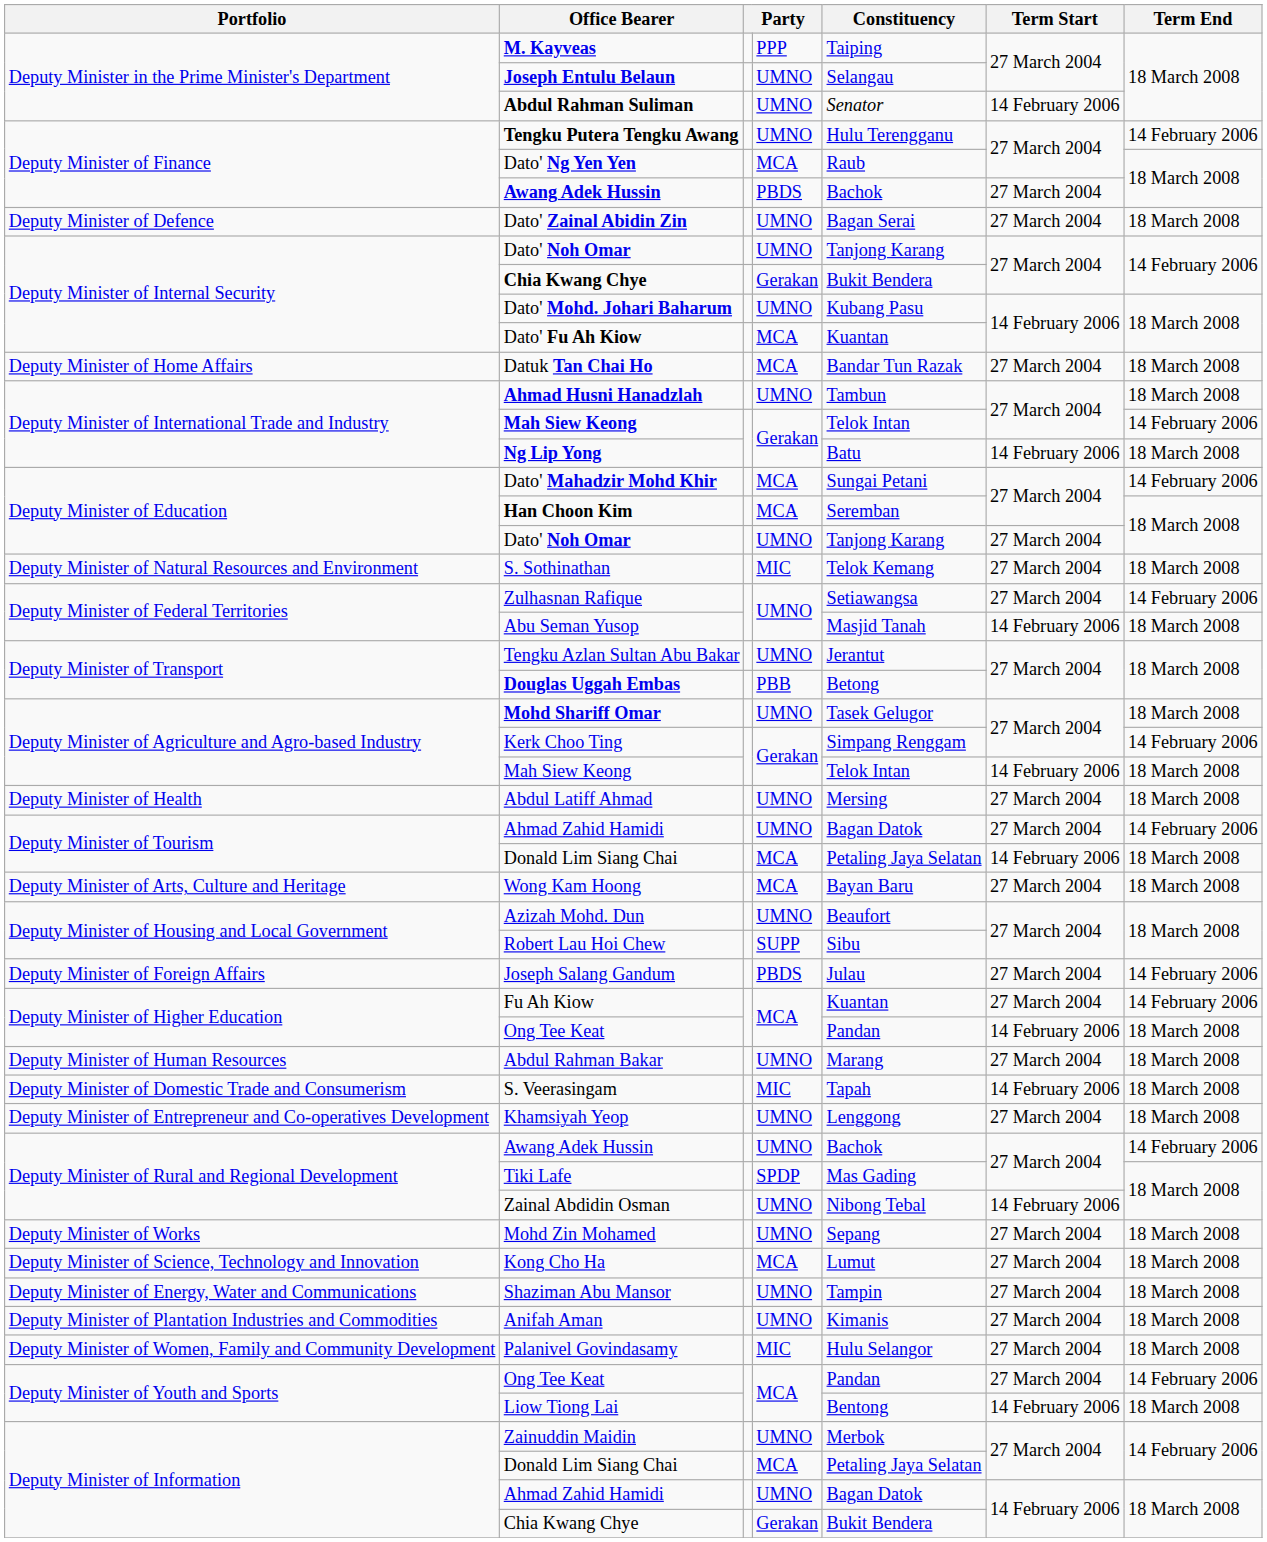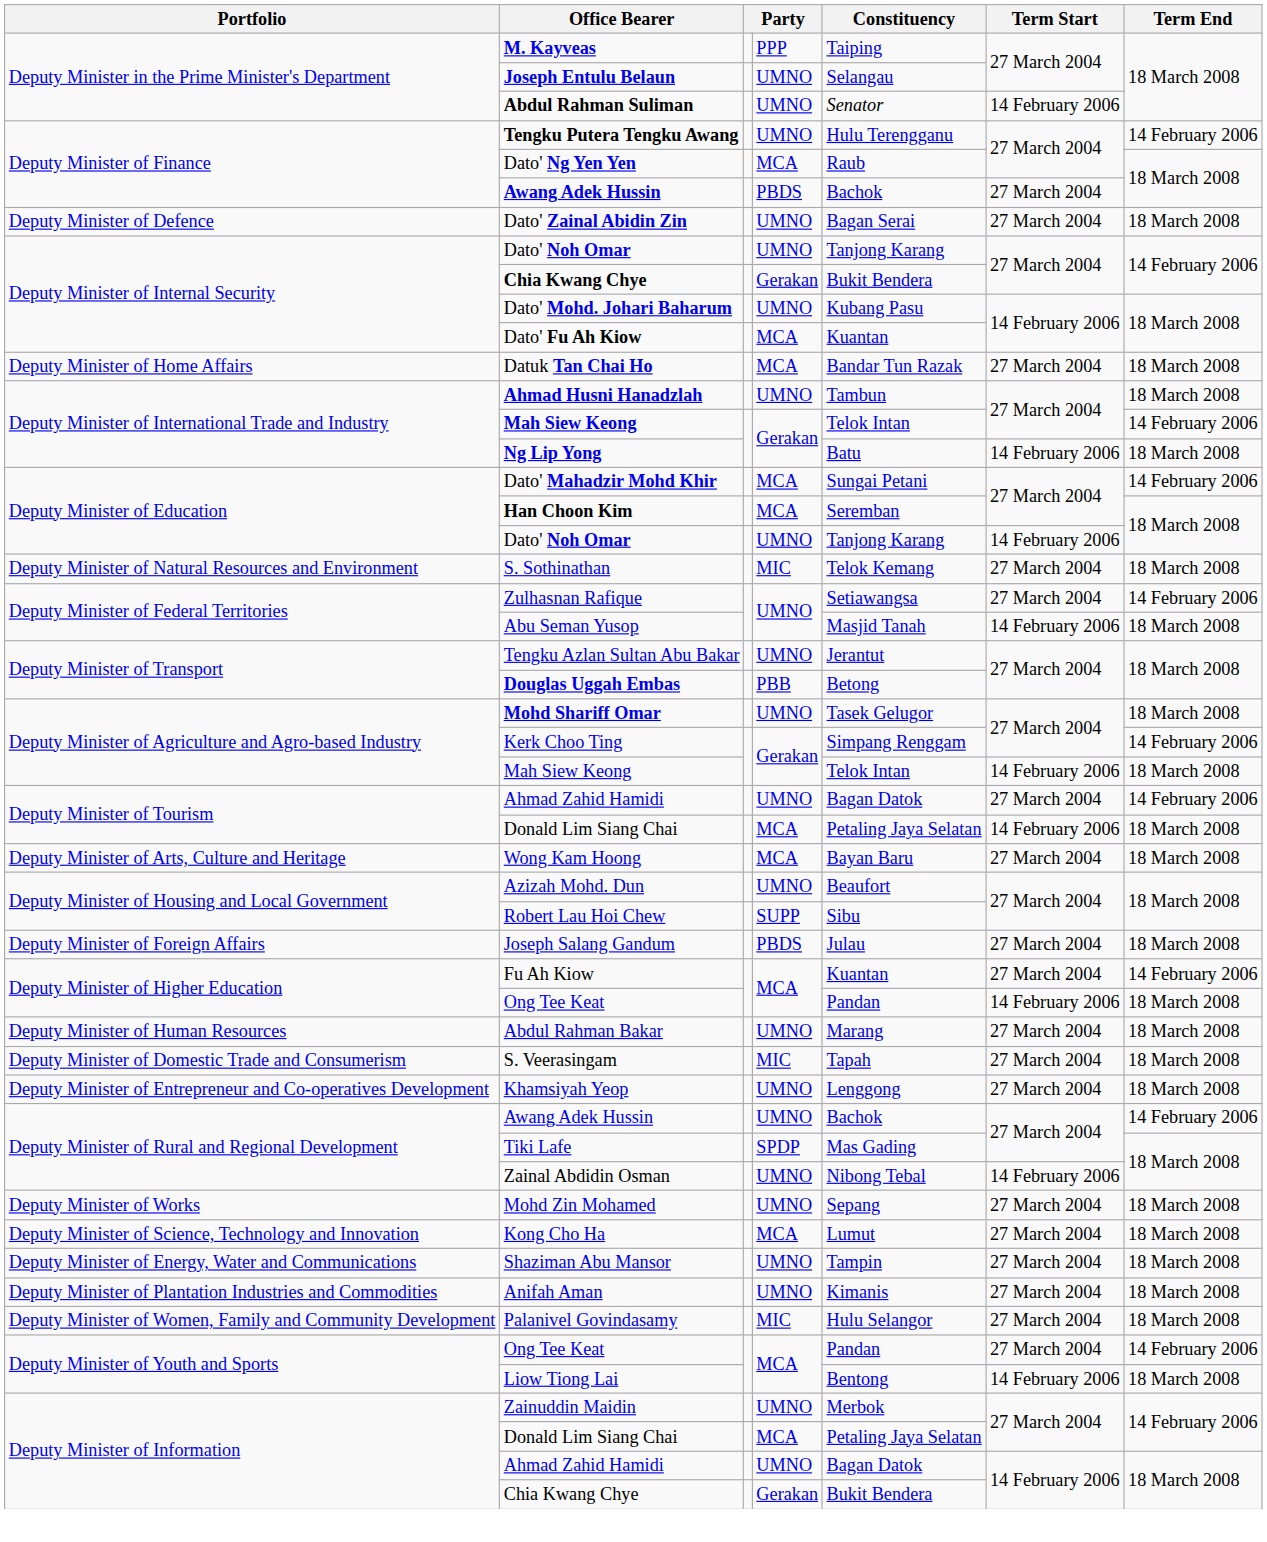(1046, 539) 27 March 2004 -> (1055, 539) 14 February 2006
- row: (105, 800)
(1193, 973) 14 February 2006 -> (1184, 944) 18 March 2008
(1055, 1089) 14 February 2006 -> (1046, 1060) 27 March 2004
